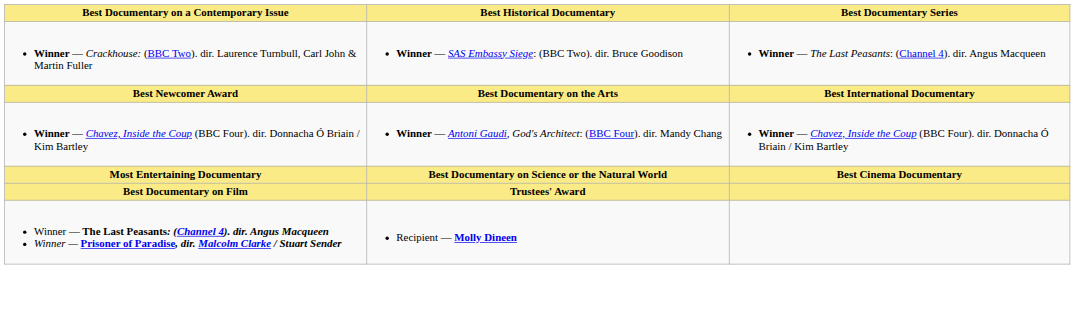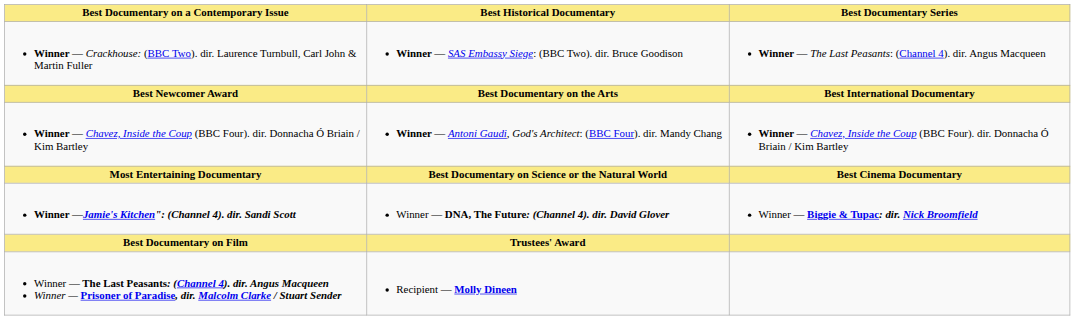+ row: (185, 215)
